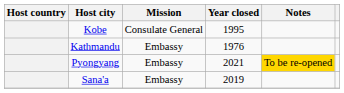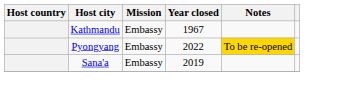- row: (95, 29)
(233, 46) 1976 -> (193, 29) 1967
(233, 63) 2021 -> (193, 46) 2022
